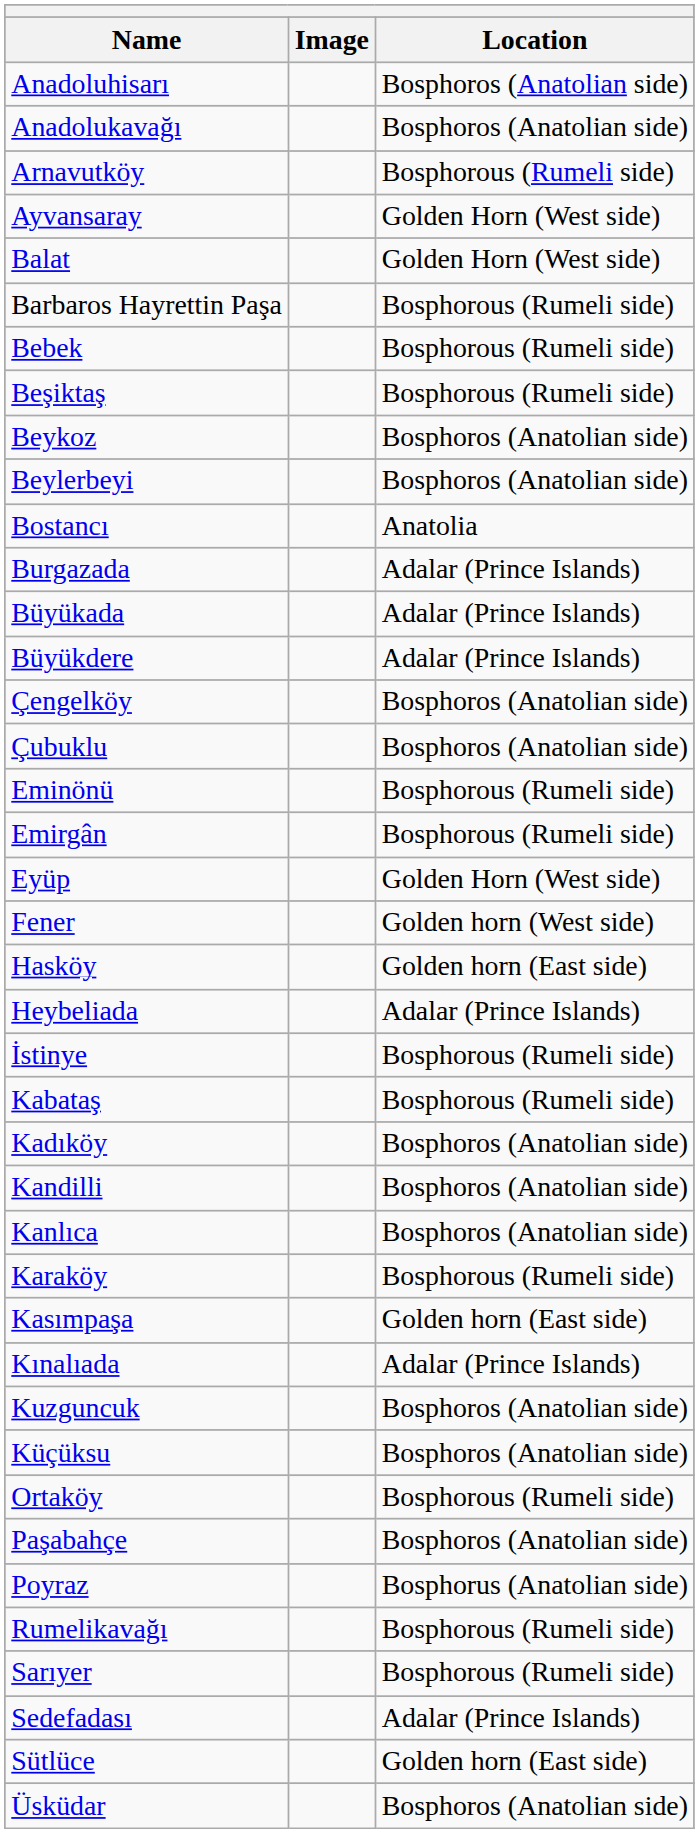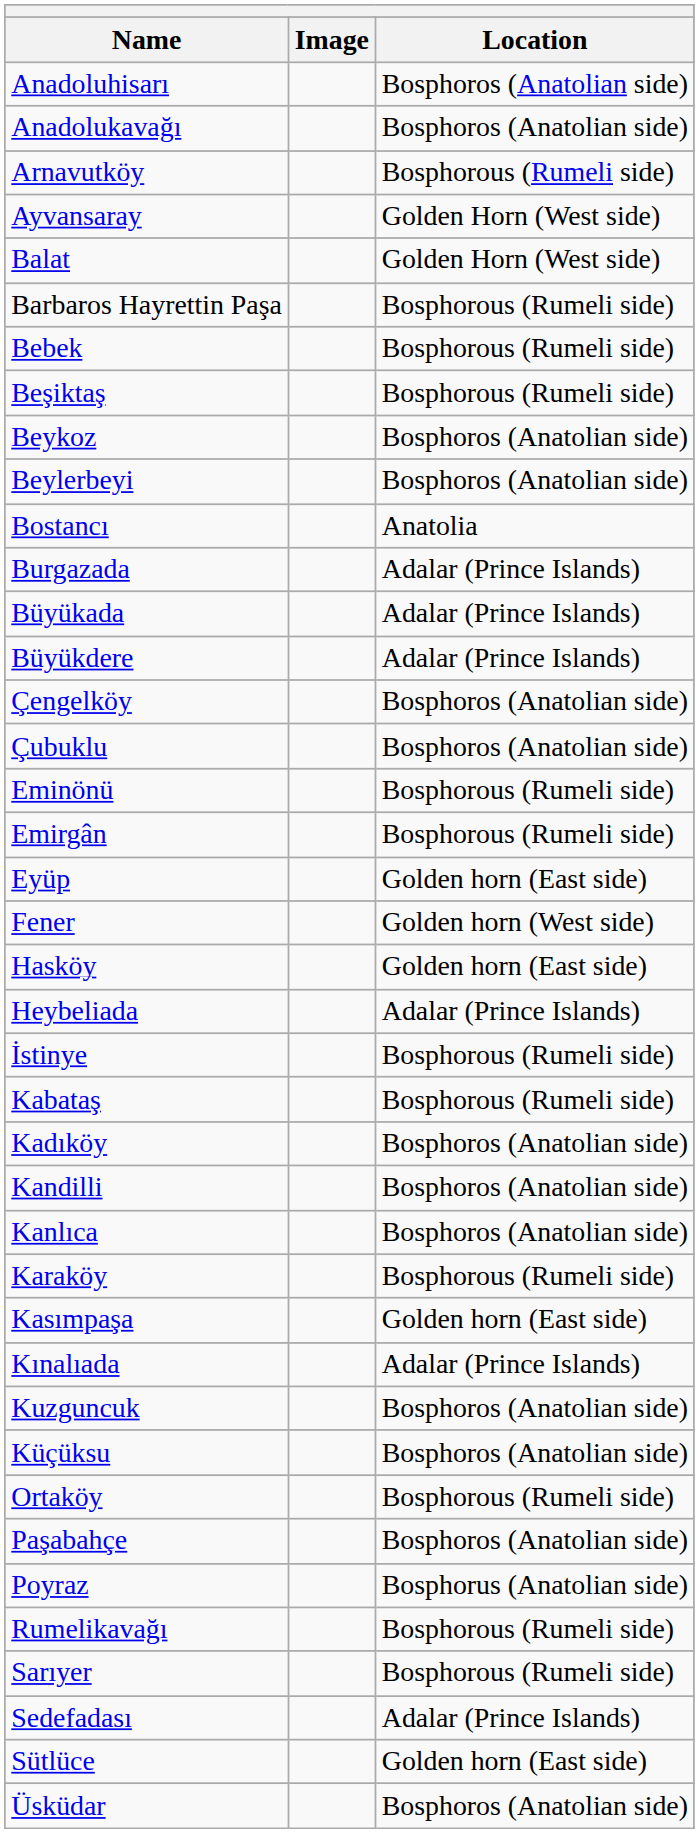(521, 878) Golden Horn (West side) -> (514, 878) Golden horn (East side)
